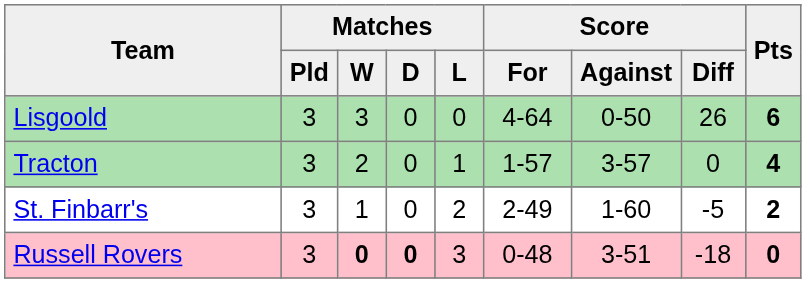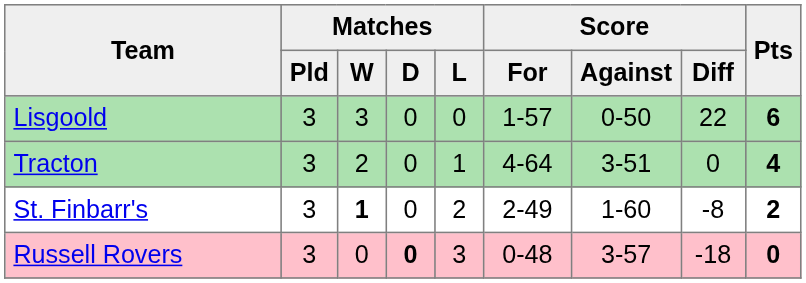(527, 118) 4-64 -> (527, 118) 1-57
(713, 118) 26 -> (713, 118) 22
(527, 163) 1-57 -> (527, 163) 4-64
(626, 163) 3-57 -> (626, 163) 3-51
(362, 209) normal -> (362, 209) bold
(713, 209) -5 -> (713, 209) -8
(362, 254) bold -> (362, 254) normal
(626, 254) 3-51 -> (626, 254) 3-57
